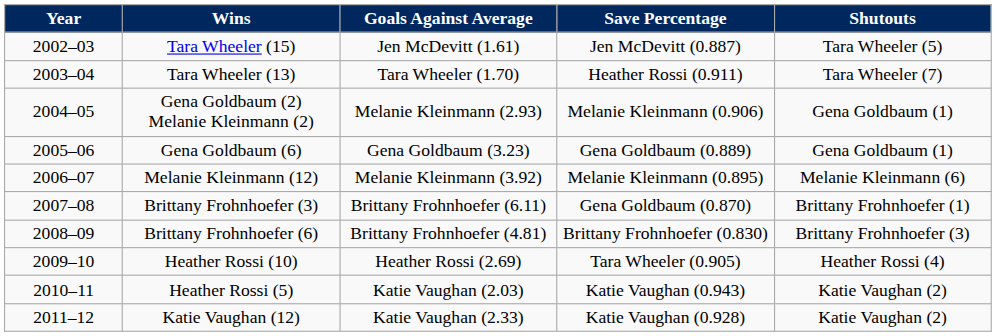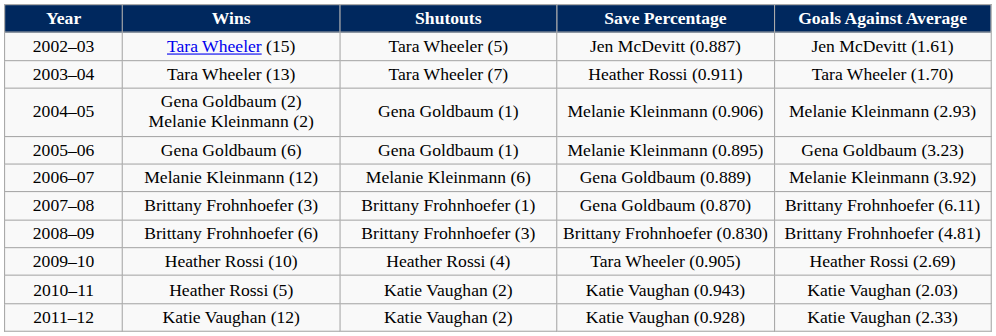columns swapped: (448, 18) <-> (883, 18)
(665, 149) Gena Goldbaum (0.889) -> (665, 149) Melanie Kleinmann (0.895)
(665, 177) Melanie Kleinmann (0.895) -> (665, 177) Gena Goldbaum (0.889)
